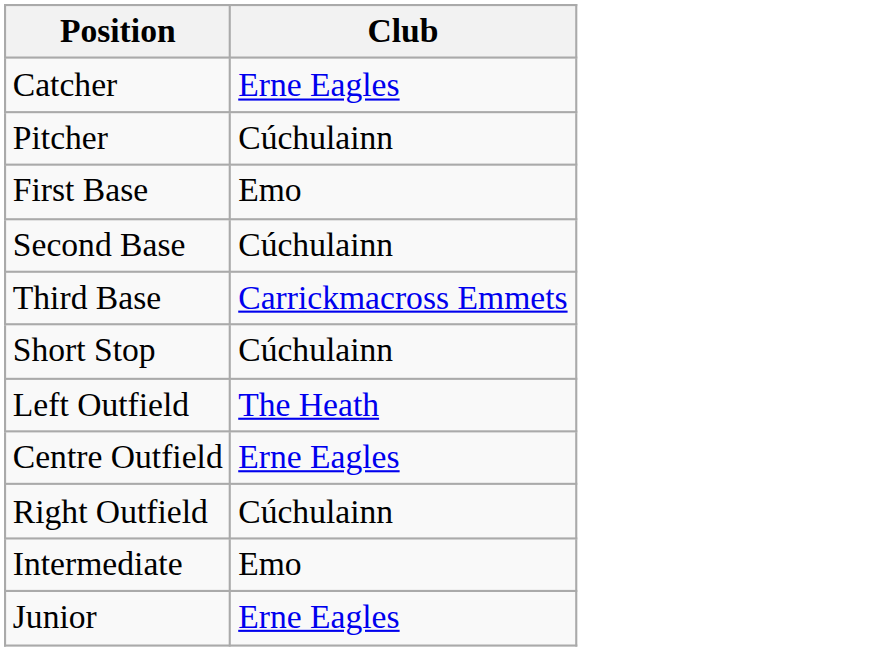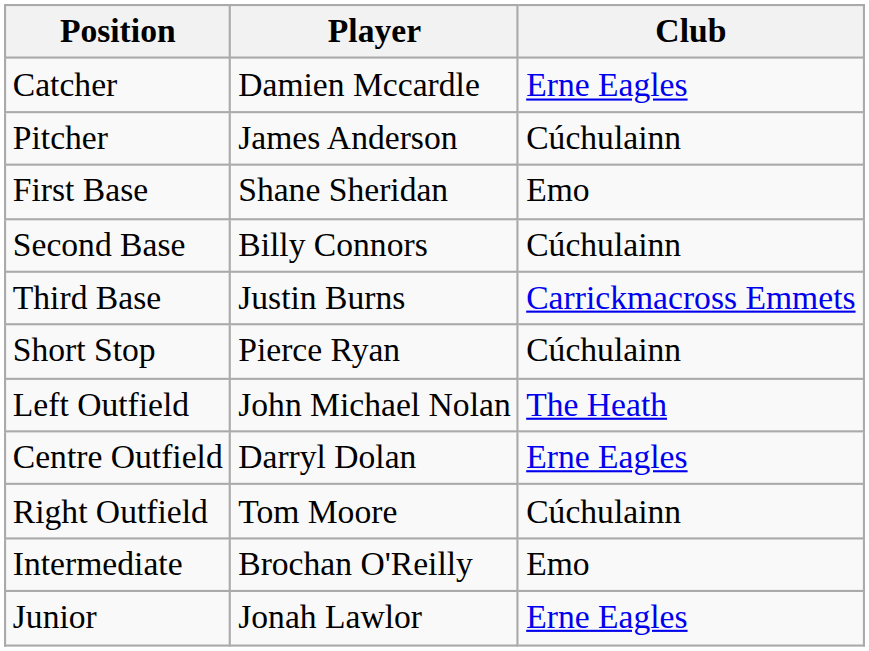+ column: (374, 31)
